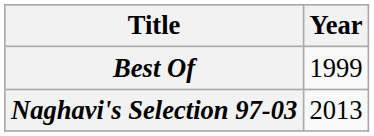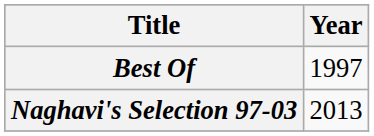(336, 67) 1999 -> (336, 67) 1997
